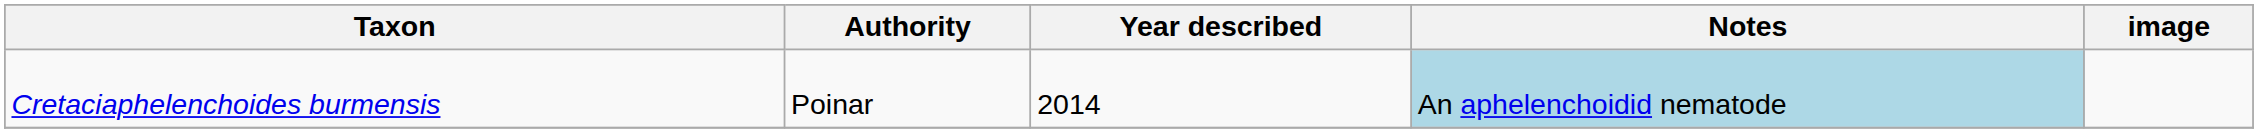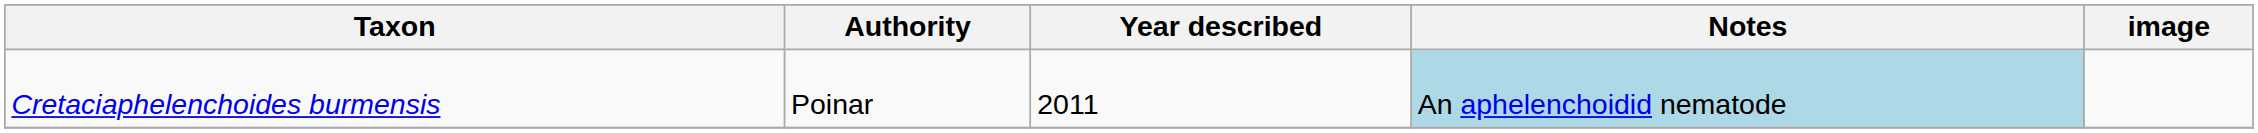(1069, 104) 2014 -> (1068, 104) 2011
